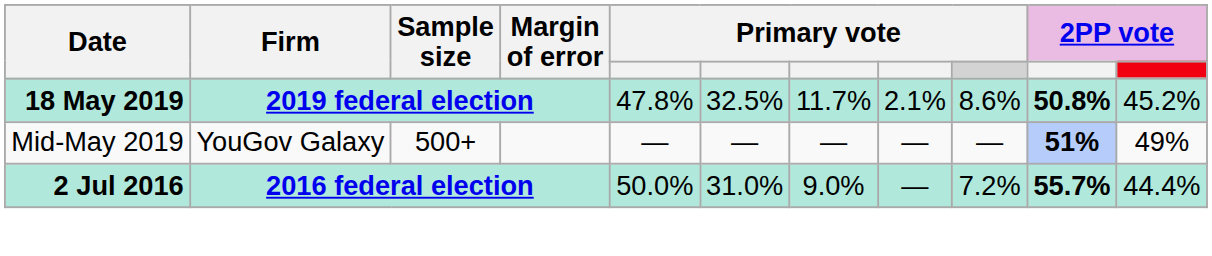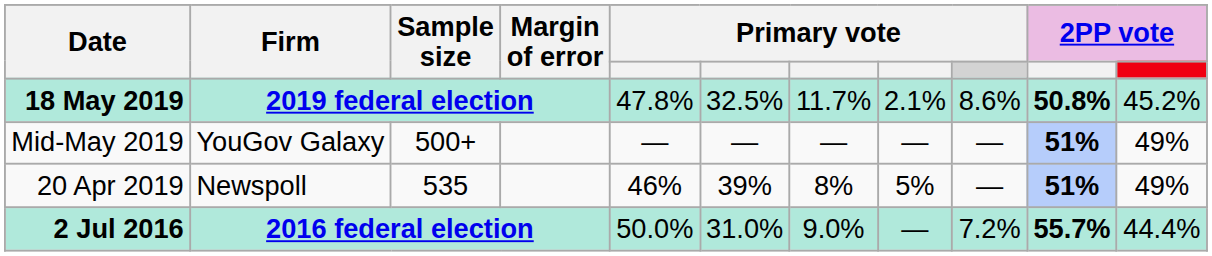+ row: (110, 186)
